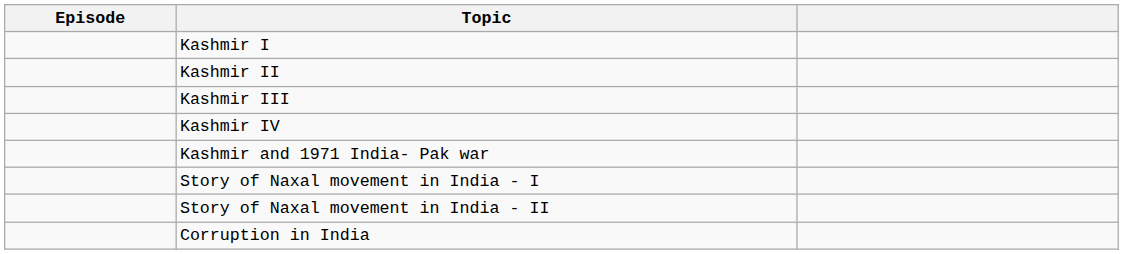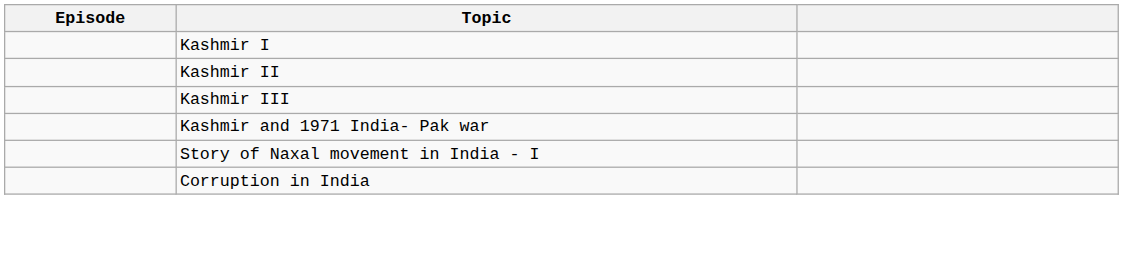- row: (230, 127)
- row: (365, 208)
